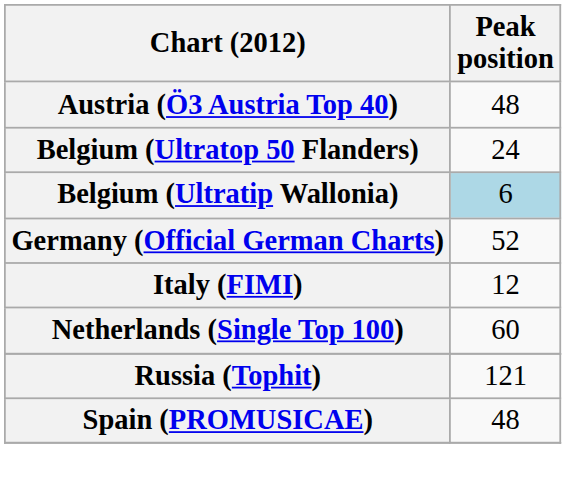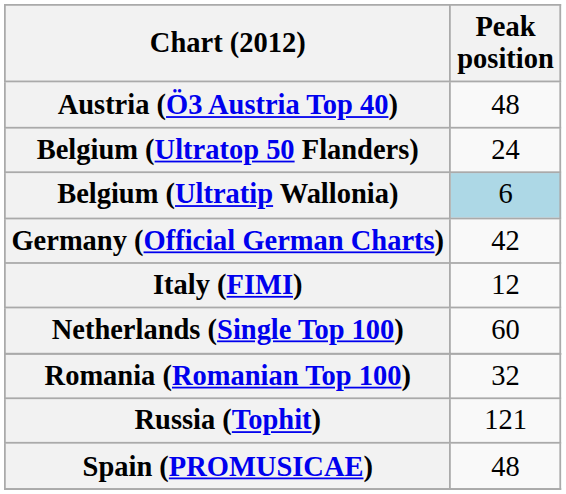(506, 239) 52 -> (506, 239) 42
+ row: (228, 375)
